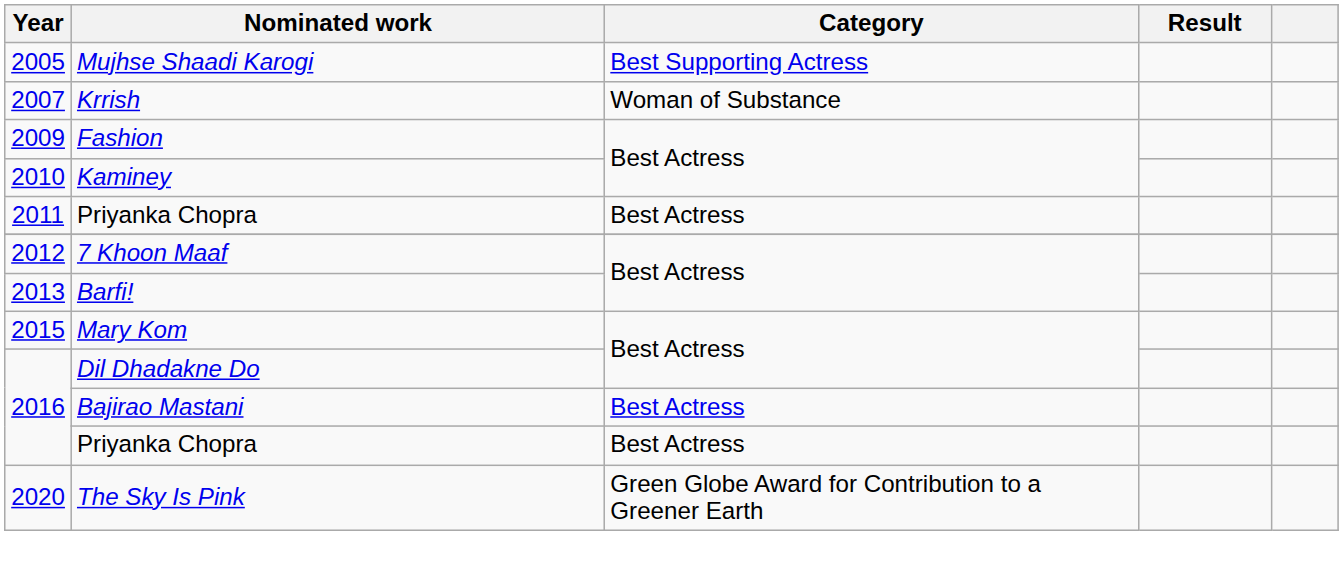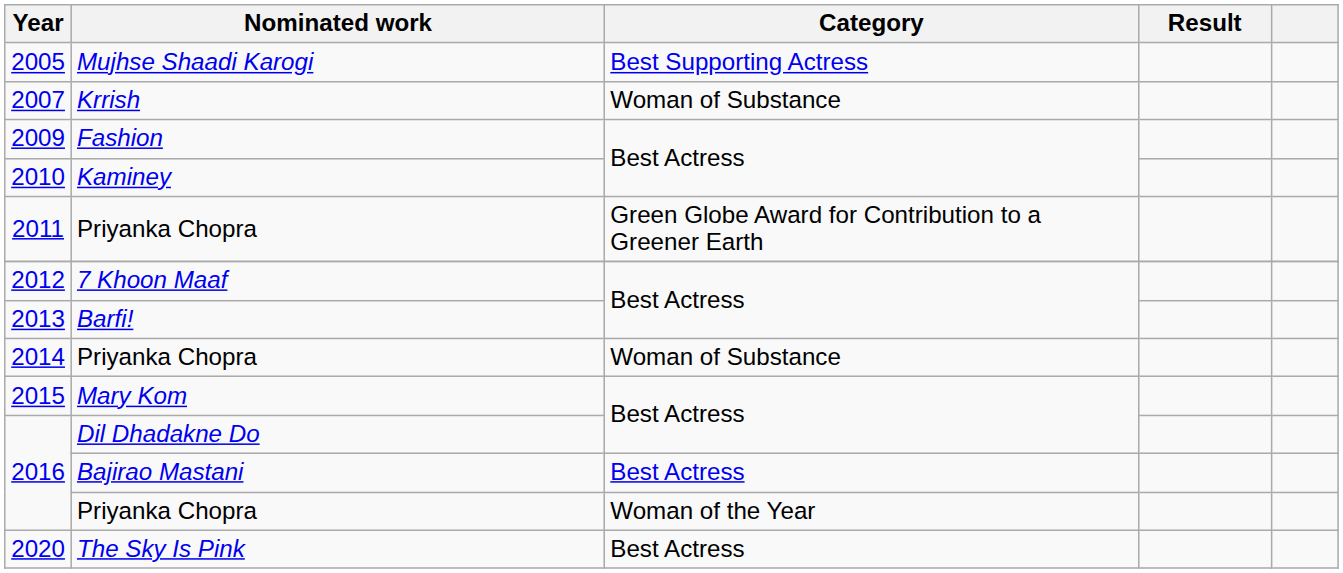(677, 215) Best Actress -> (826, 228) Green Globe Award for Contribution to a Greener Earth
+ row: (38, 357)
(677, 445) Best Actress -> (713, 510) Woman of the Year
(826, 497) Green Globe Award for Contribution to a Greener Earth -> (677, 548) Best Actress
